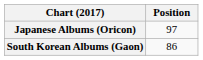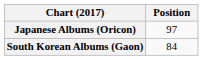(172, 47) 86 -> (172, 47) 84
